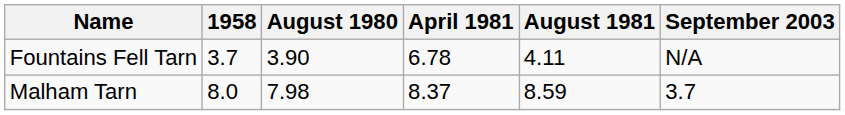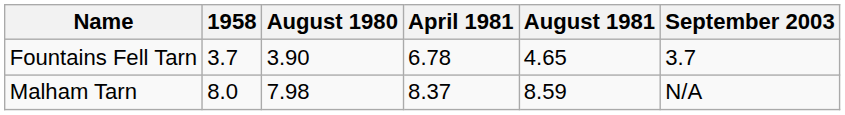(544, 57) 4.11 -> (545, 57) 4.65
(684, 57) N/A -> (681, 57) 3.7
(681, 92) 3.7 -> (684, 92) N/A
